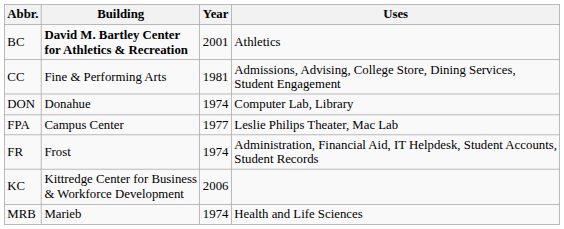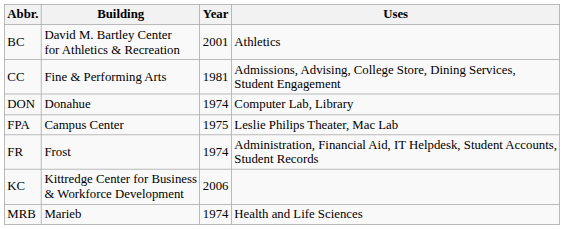(116, 42) bold -> (112, 42) normal
(216, 124) 1977 -> (216, 124) 1975
